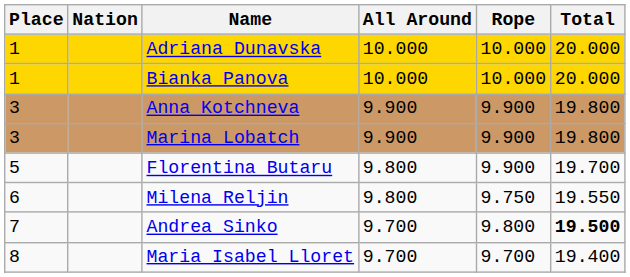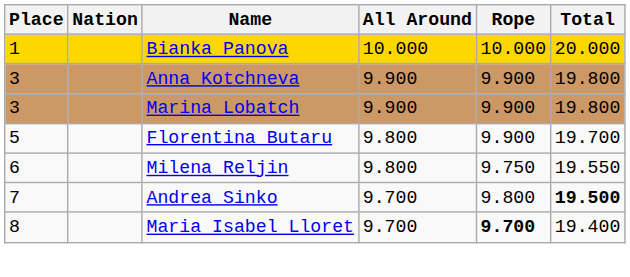- row: (234, 49)
(508, 257) normal -> (508, 227) bold
